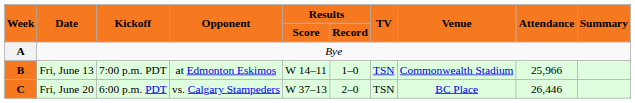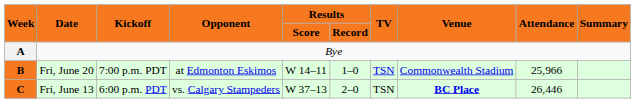(67, 70) Fri, June 13 -> (67, 70) Fri, June 20
(67, 89) Fri, June 20 -> (67, 89) Fri, June 13
(457, 89) normal -> (457, 89) bold
